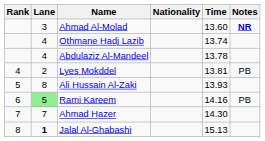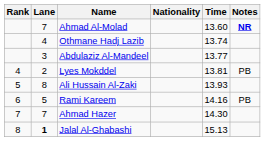(44, 27) 3 -> (44, 27) 7
(44, 56) 4 -> (44, 56) 3
(216, 56) 13.78 -> (216, 56) 13.77
(44, 100) lightgreen background -> (44, 100) no background
